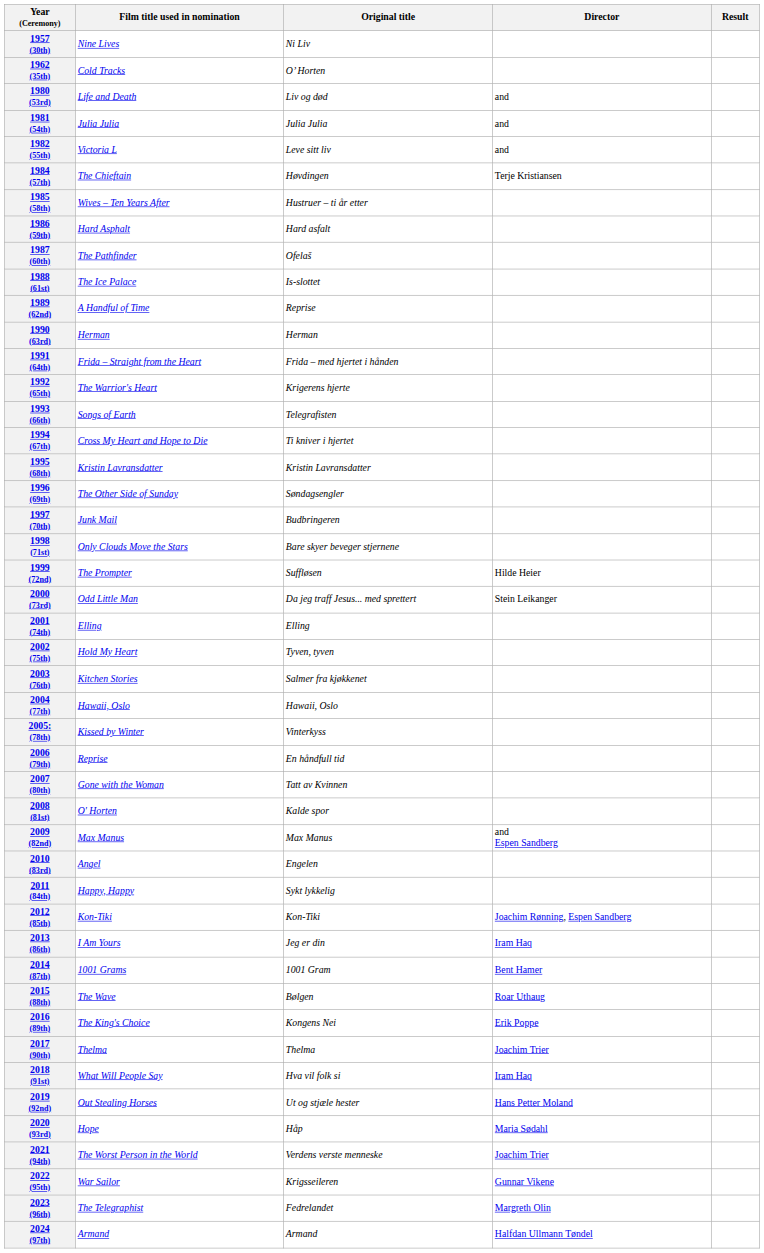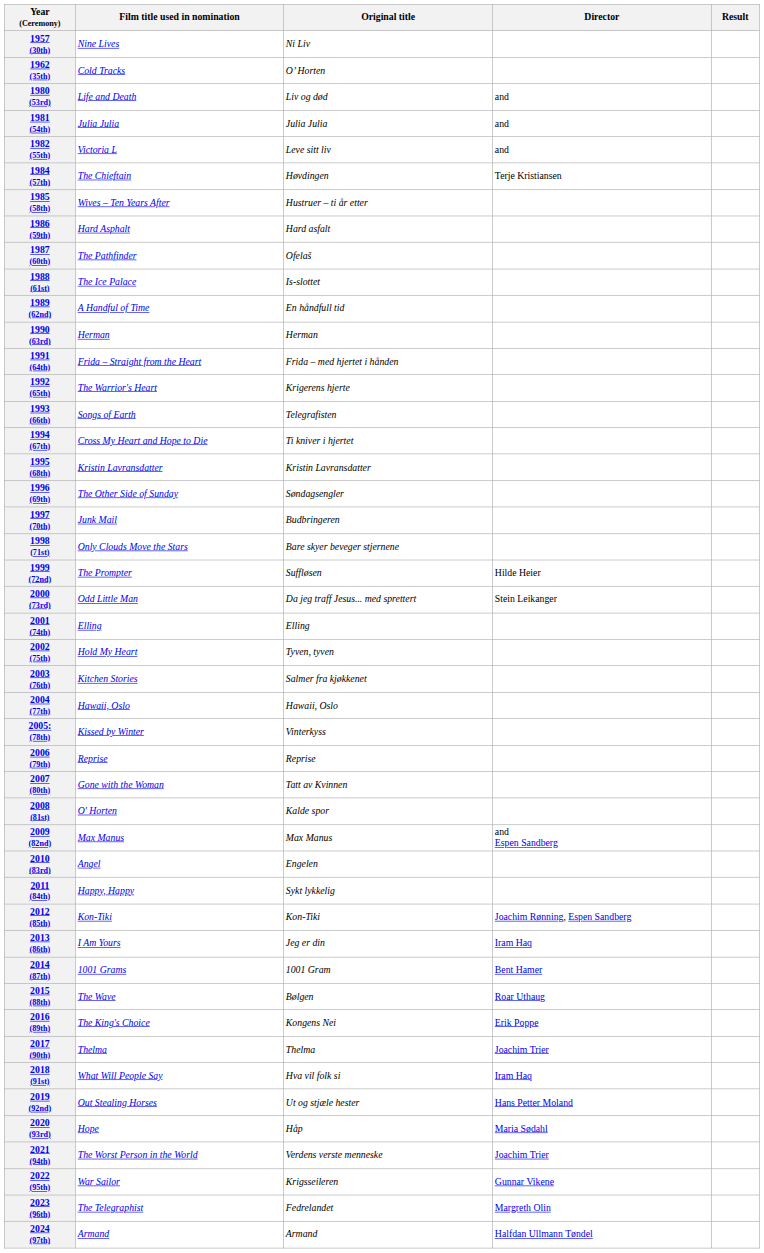(301, 308) Reprise -> (315, 308) En håndfull tid
(315, 758) En håndfull tid -> (301, 758) Reprise
